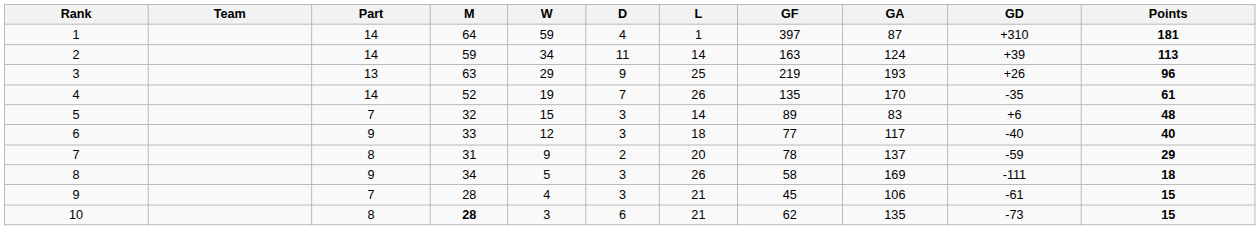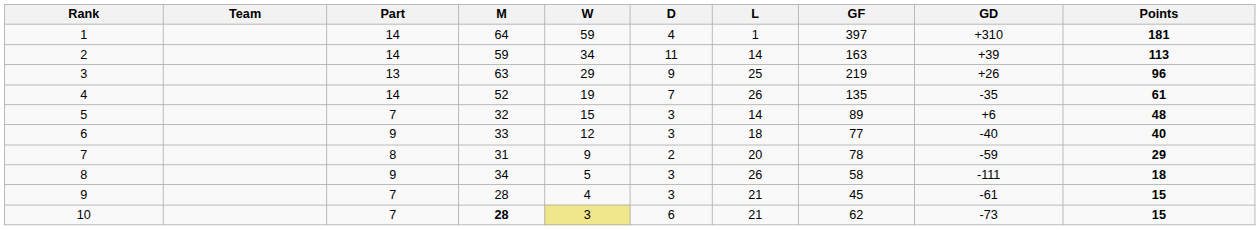- column: (895, 14)
(371, 214) 8 -> (393, 214) 7
(547, 214) no background -> (587, 214) khaki background
